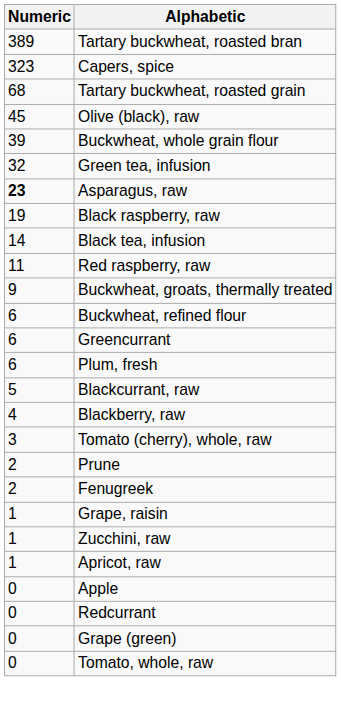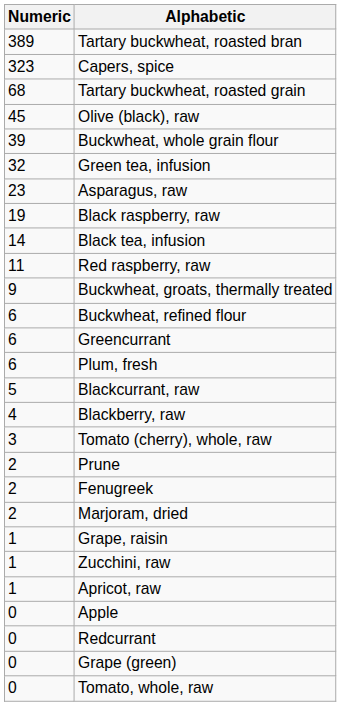(17, 191) bold -> (17, 191) normal
+ row: (133, 514)
